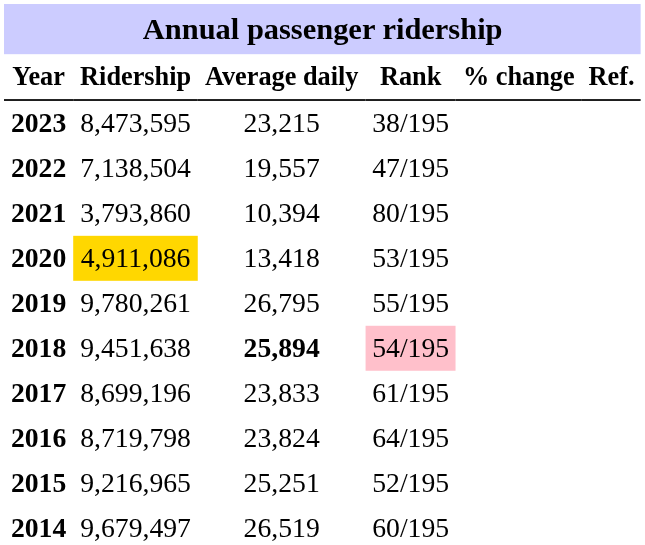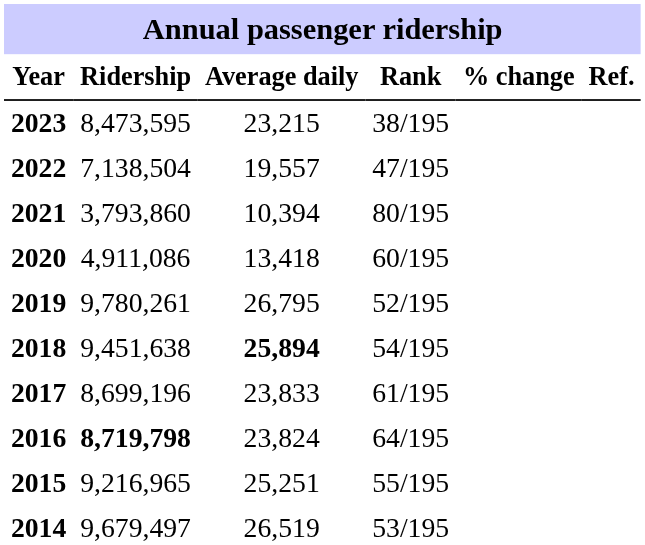(136, 257) gold background -> (136, 257) no background
(411, 257) 53/195 -> (411, 257) 60/195
(411, 302) 55/195 -> (411, 302) 52/195
(411, 347) pink background -> (411, 347) no background
(136, 437) normal -> (136, 437) bold
(411, 482) 52/195 -> (411, 482) 55/195
(411, 527) 60/195 -> (411, 527) 53/195
